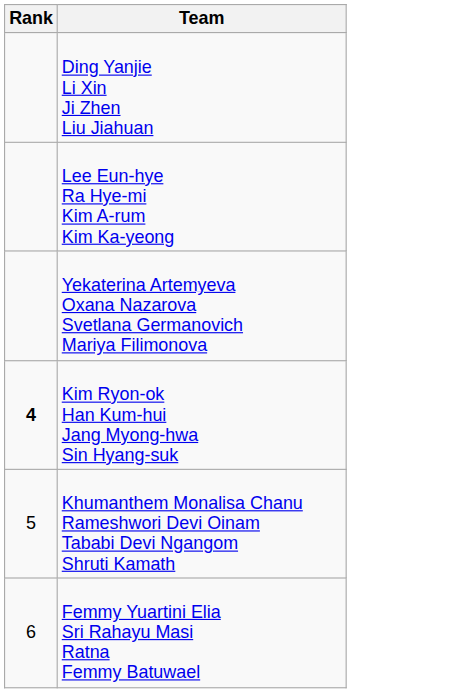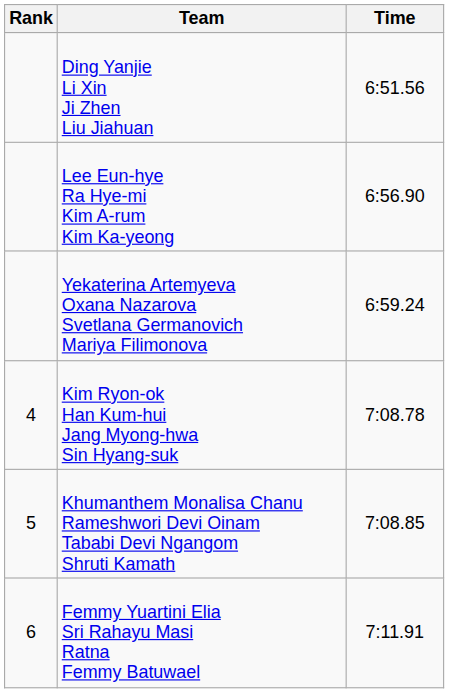+ column: (395, 18)
(31, 414) bold -> (31, 414) normal
